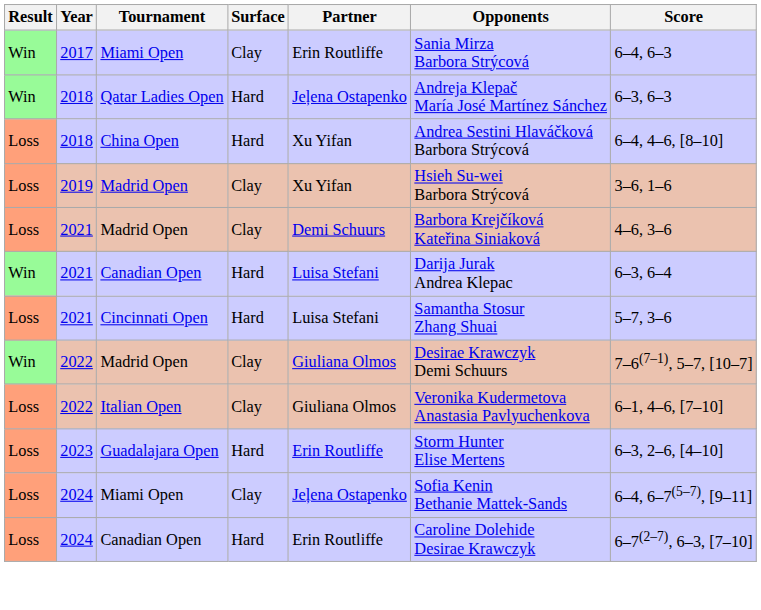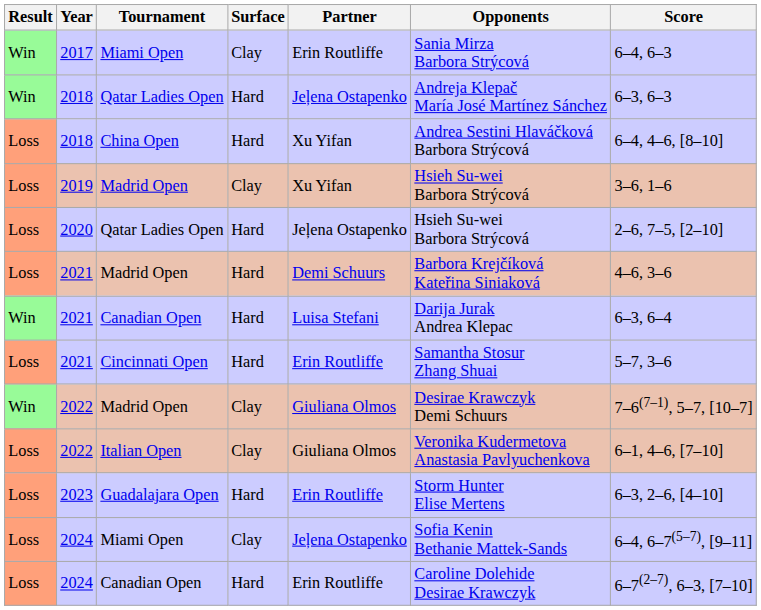+ row: (77, 229)
(247, 229) Clay -> (247, 273) Hard
(335, 317) Luisa Stefani -> (338, 362) Erin Routliffe
